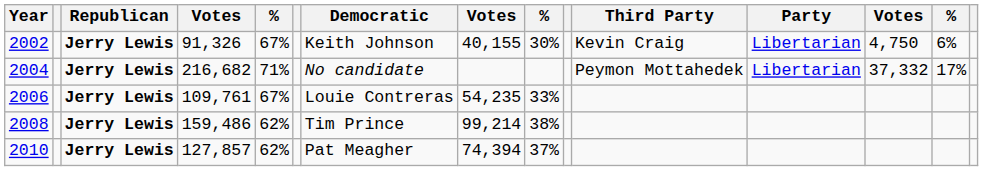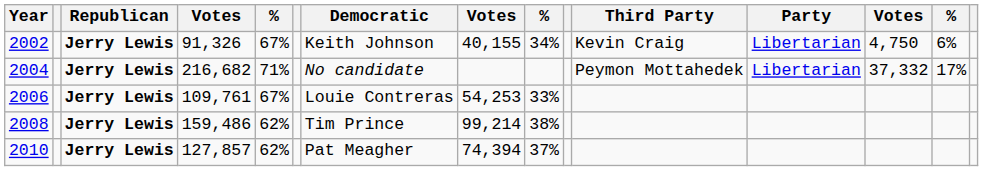(544, 45) 30% -> (544, 45) 34%
(491, 98) 54,235 -> (491, 98) 54,253
